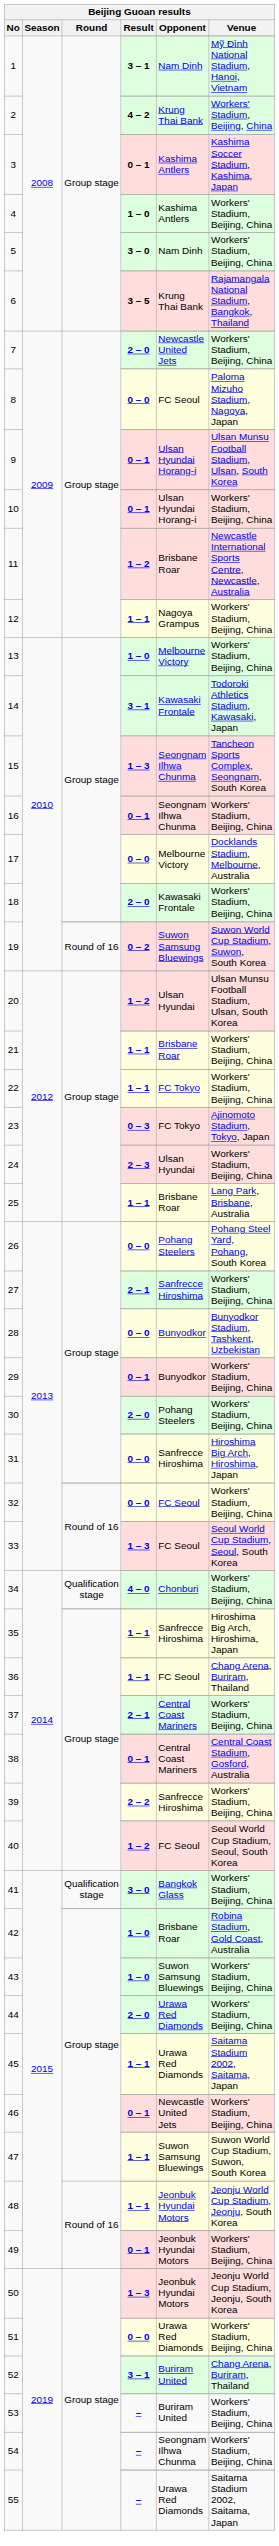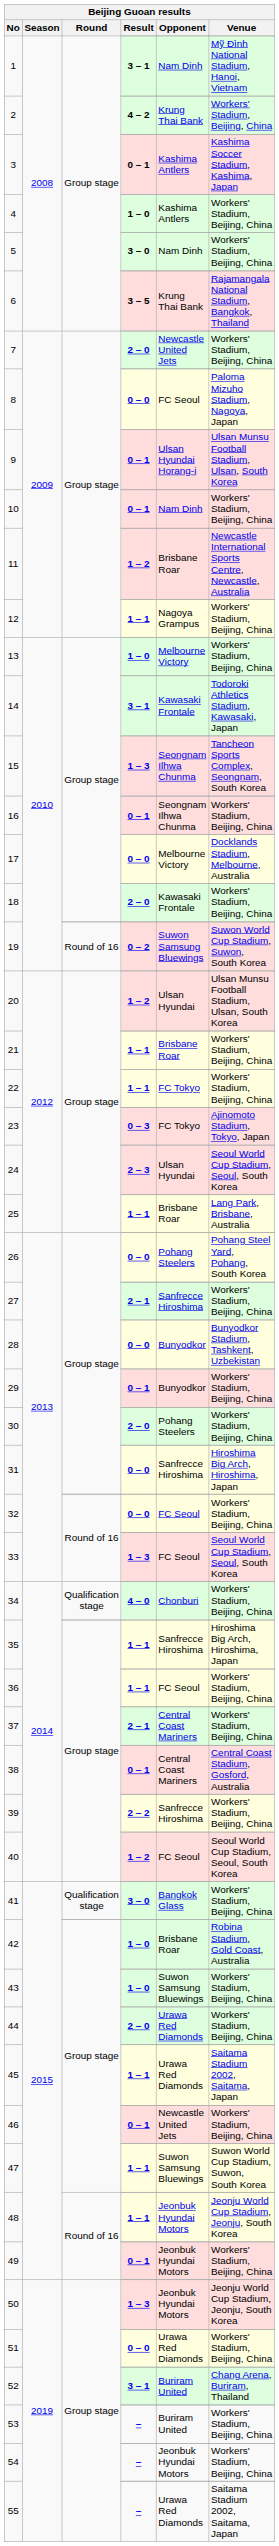(177, 509) Ulsan Hyundai Horang-i -> (180, 509) Nam Dinh
(242, 1164) Workers' Stadium, Beijing, China -> (241, 1170) Seoul World Cup Stadium, Seoul, South Korea
(241, 1676) Chang Arena, Buriram, Thailand -> (242, 1688) Workers' Stadium, Beijing, China
(182, 2451) Seongnam Ilhwa Chunma -> (177, 2462) Jeonbuk Hyundai Motors
